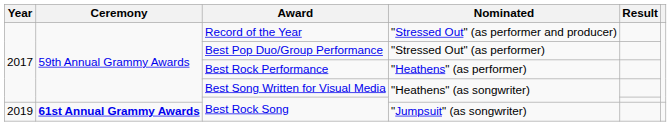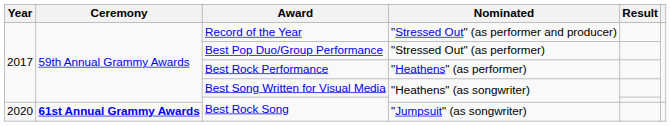(20, 111) 2019 -> (20, 111) 2020
